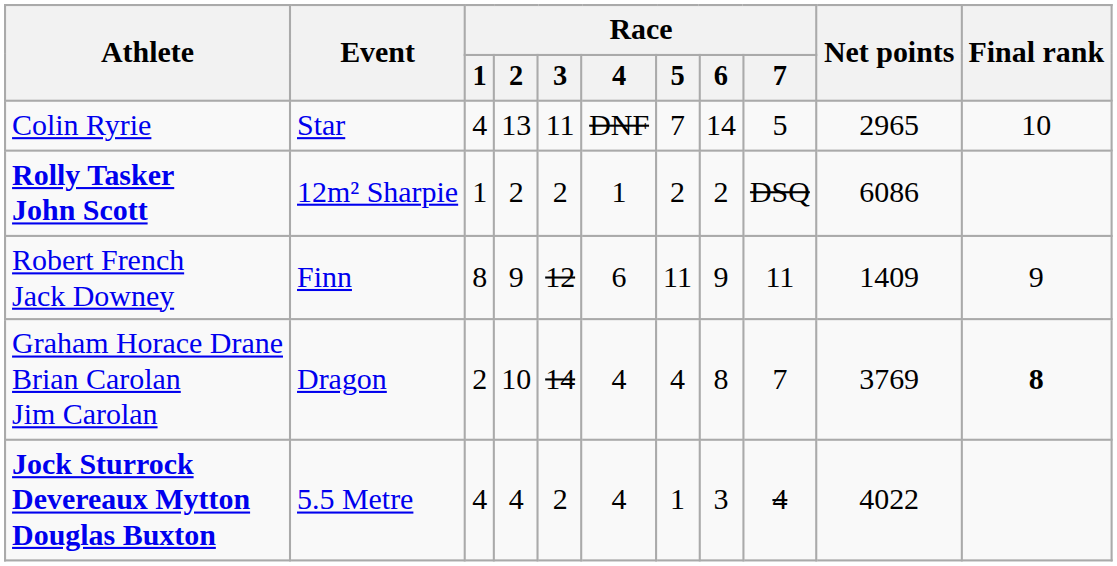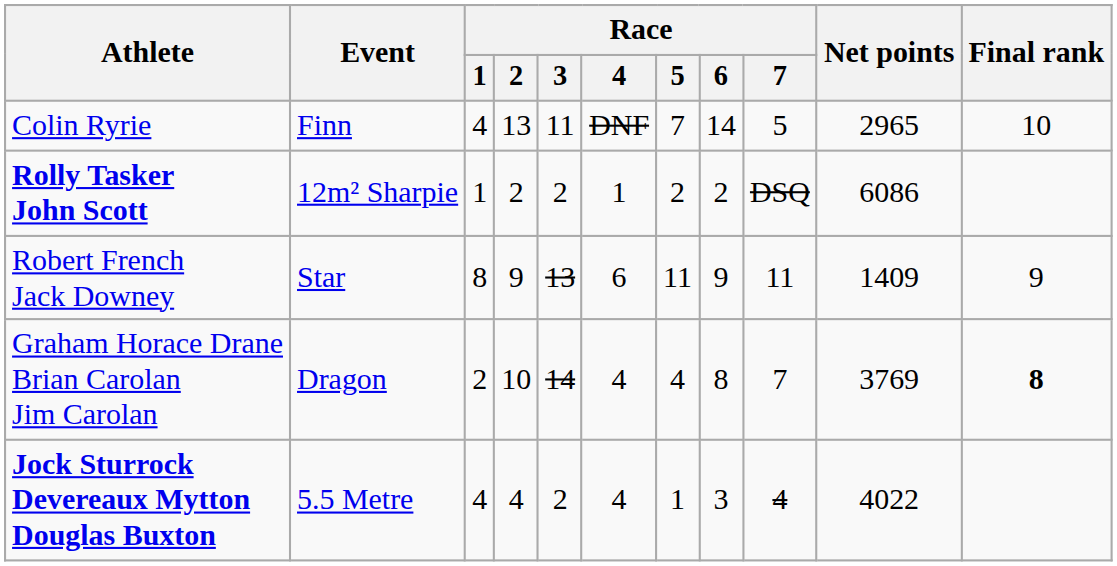(321, 125) Star -> (324, 125) Finn
(324, 277) Finn -> (321, 277) Star
(560, 277) 12 -> (560, 277) 13
